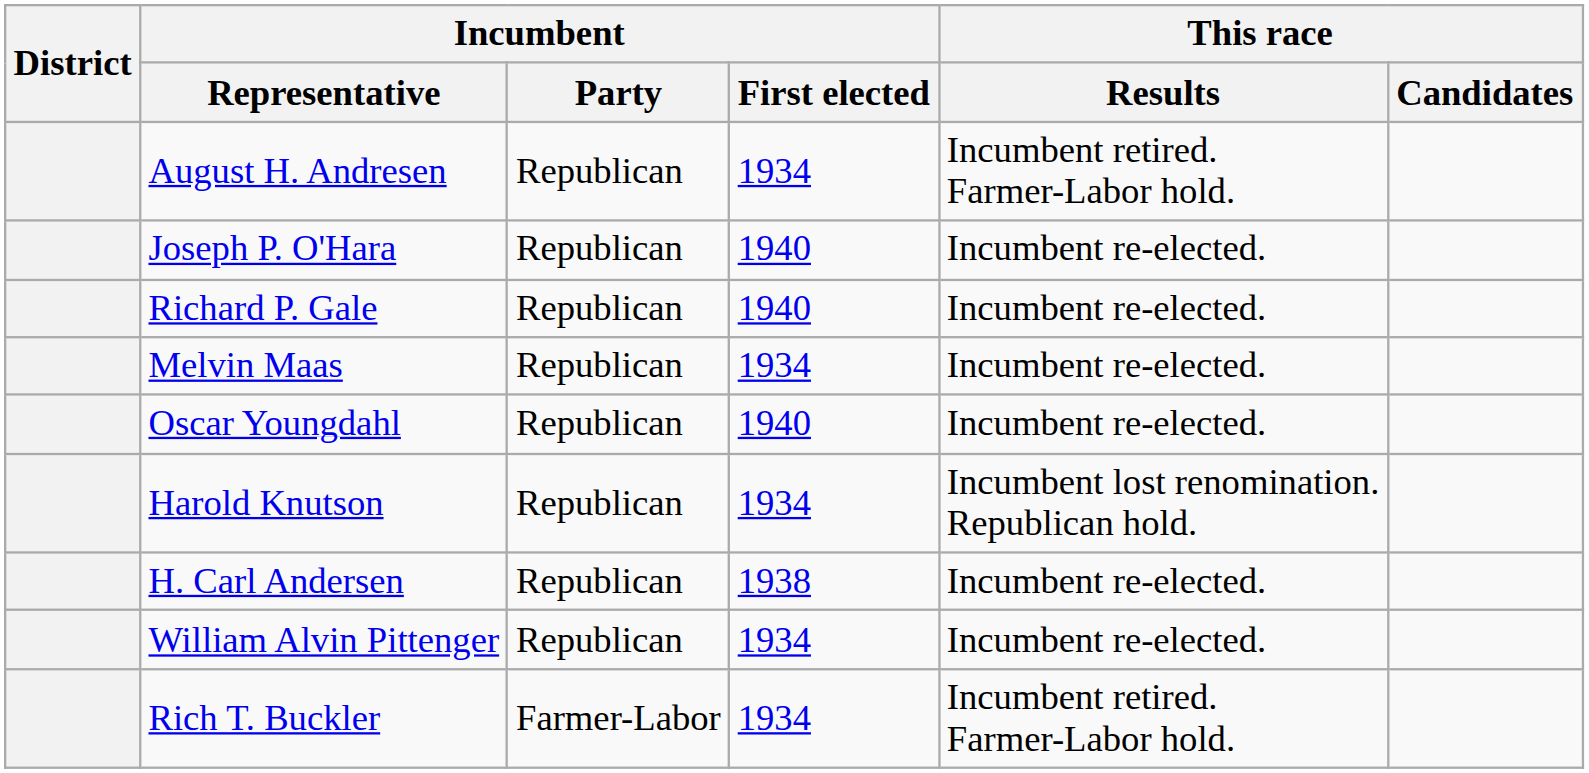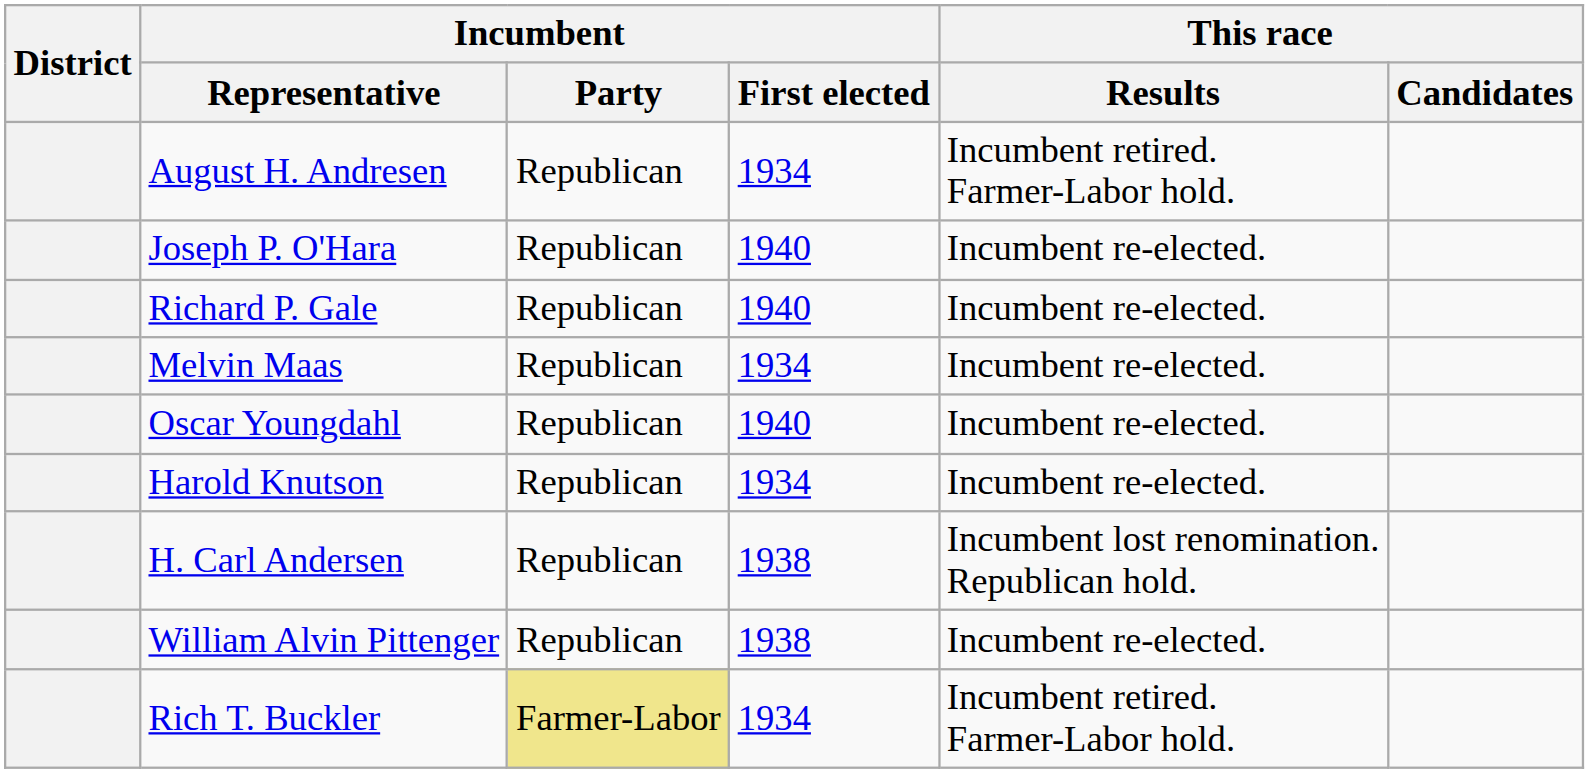(1163, 502) Incumbent lost renomination. Republican hold. -> (1107, 481) Incumbent re-elected.
(1107, 580) Incumbent re-elected. -> (1163, 560) Incumbent lost renomination. Republican hold.
(774, 638) 1934 -> (774, 638) 1938
(618, 717) no background -> (618, 717) khaki background
